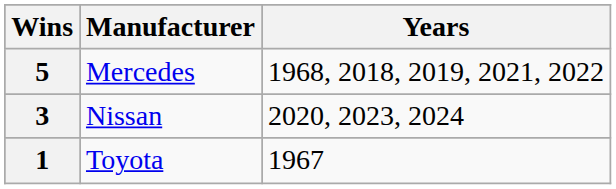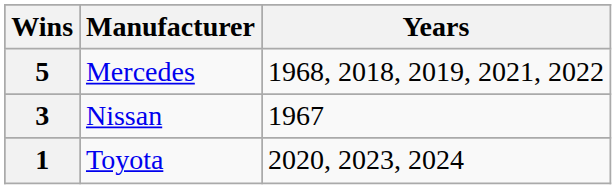(366, 115) 2020, 2023, 2024 -> (296, 115) 1967
(296, 159) 1967 -> (366, 159) 2020, 2023, 2024
